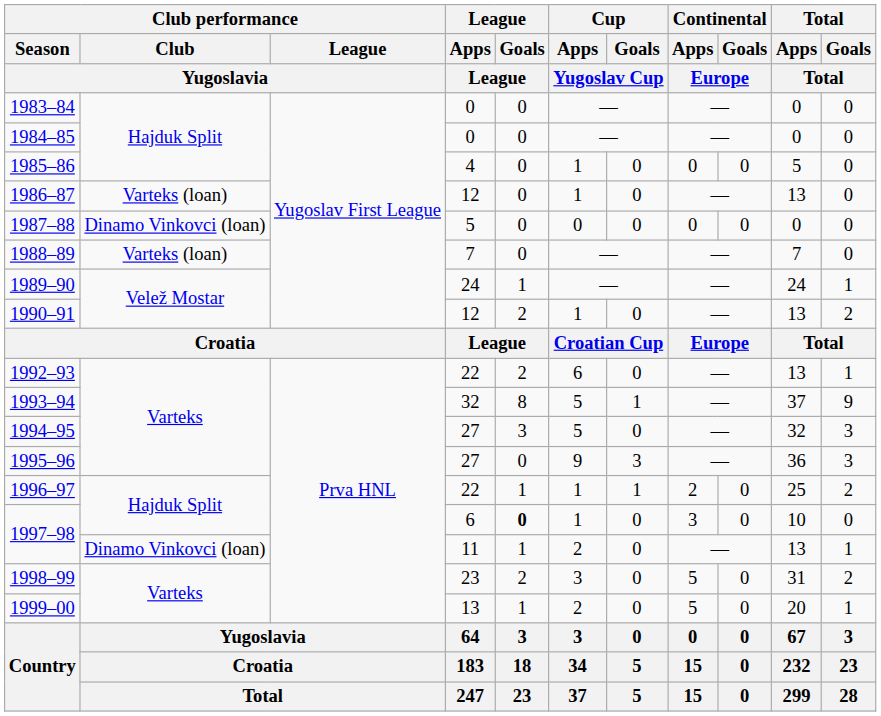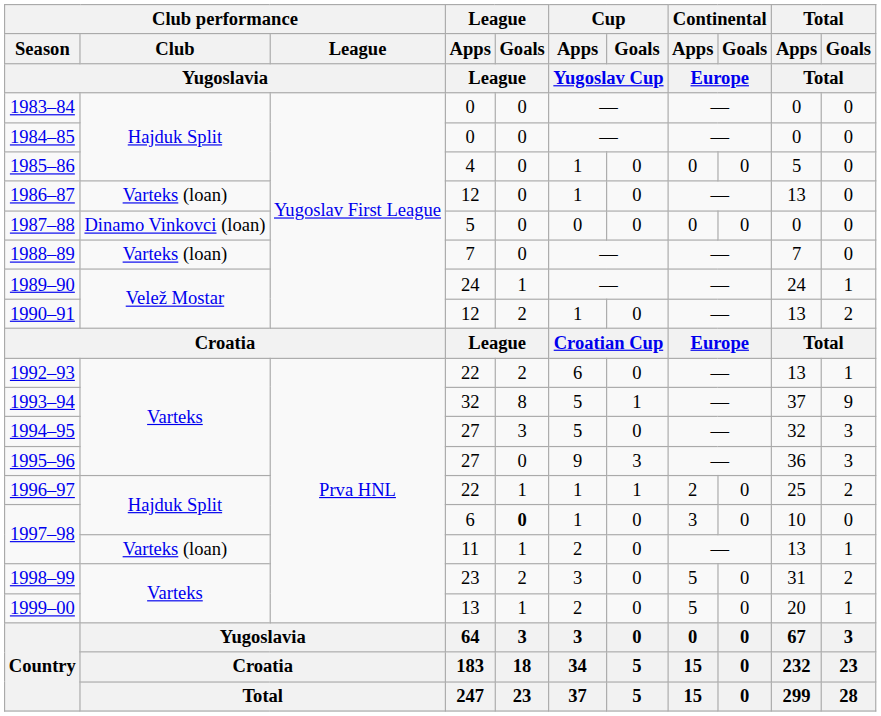(175, 549) Dinamo Vinkovci (loan) -> (175, 549) Varteks (loan)
